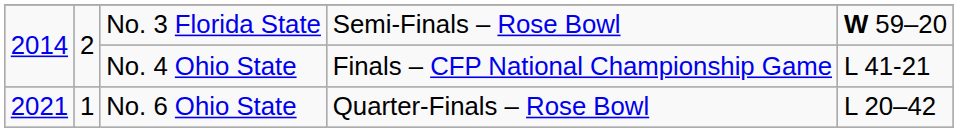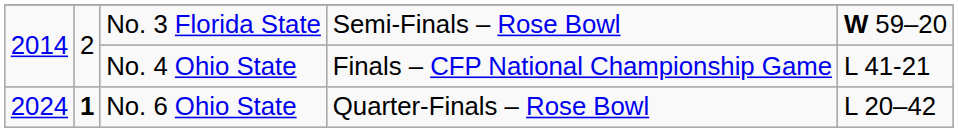(39, 106) 2021 -> (39, 106) 2024
(87, 106) normal -> (87, 106) bold
